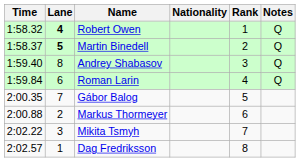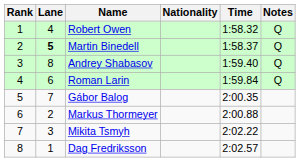columns swapped: (245, 13) <-> (25, 13)
(60, 30) bold -> (50, 30) normal
